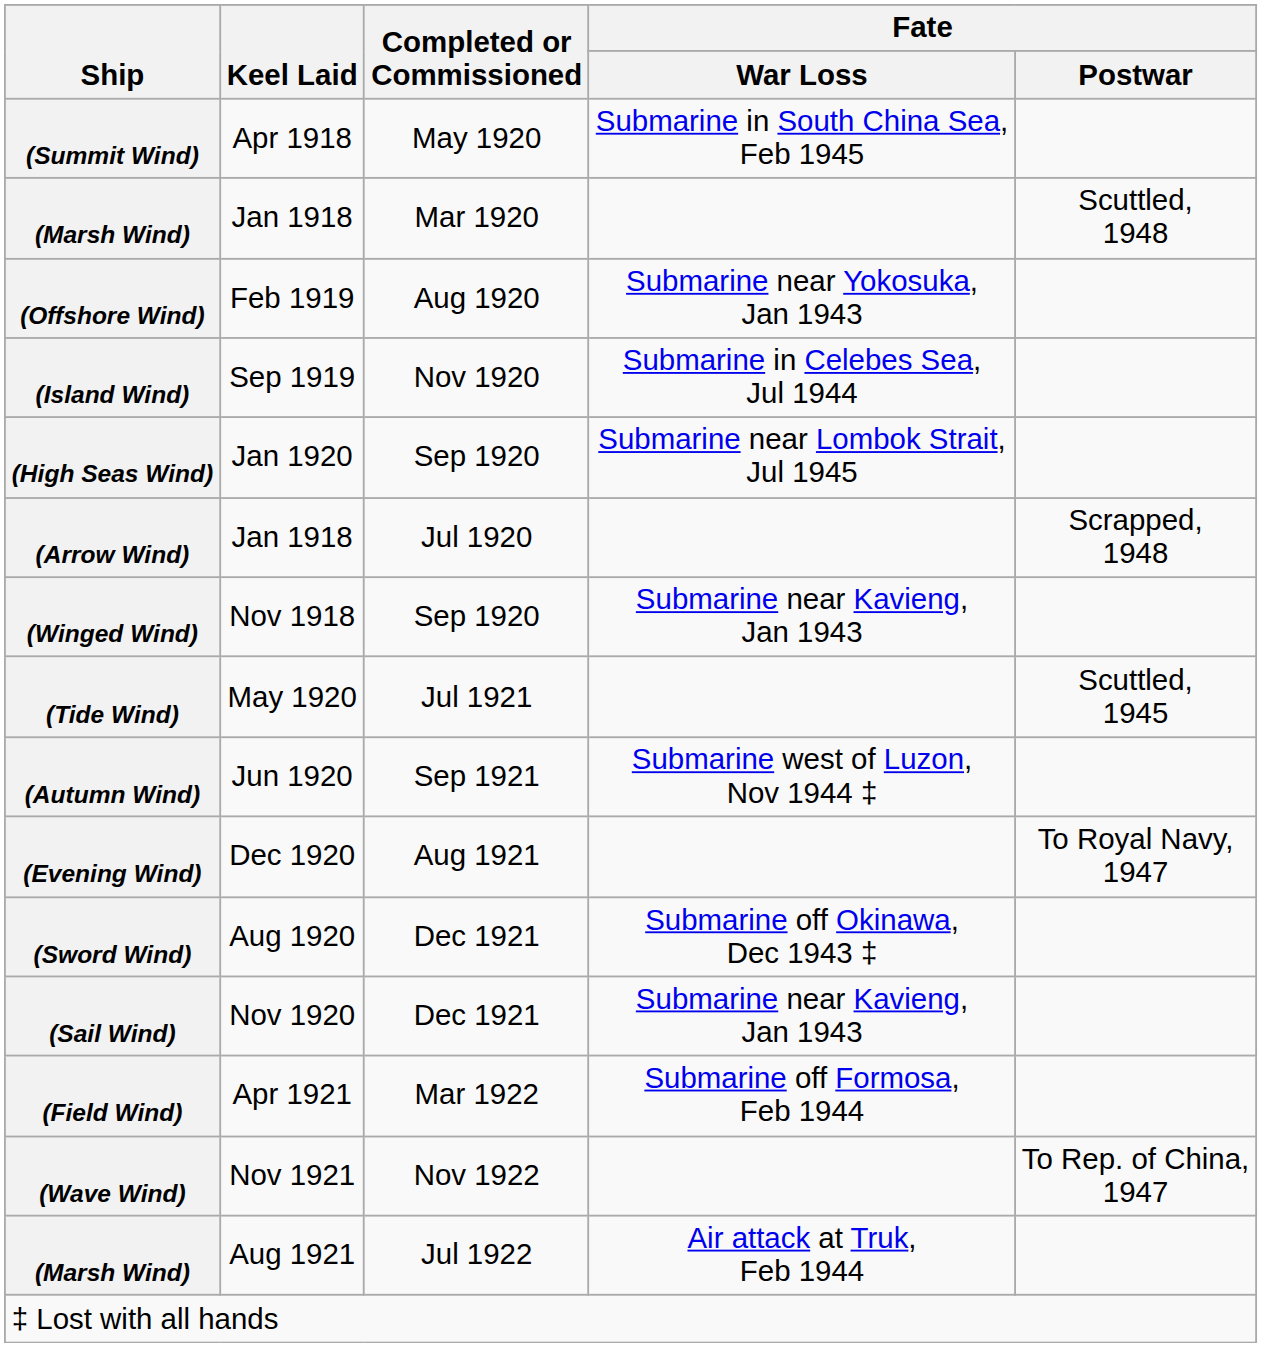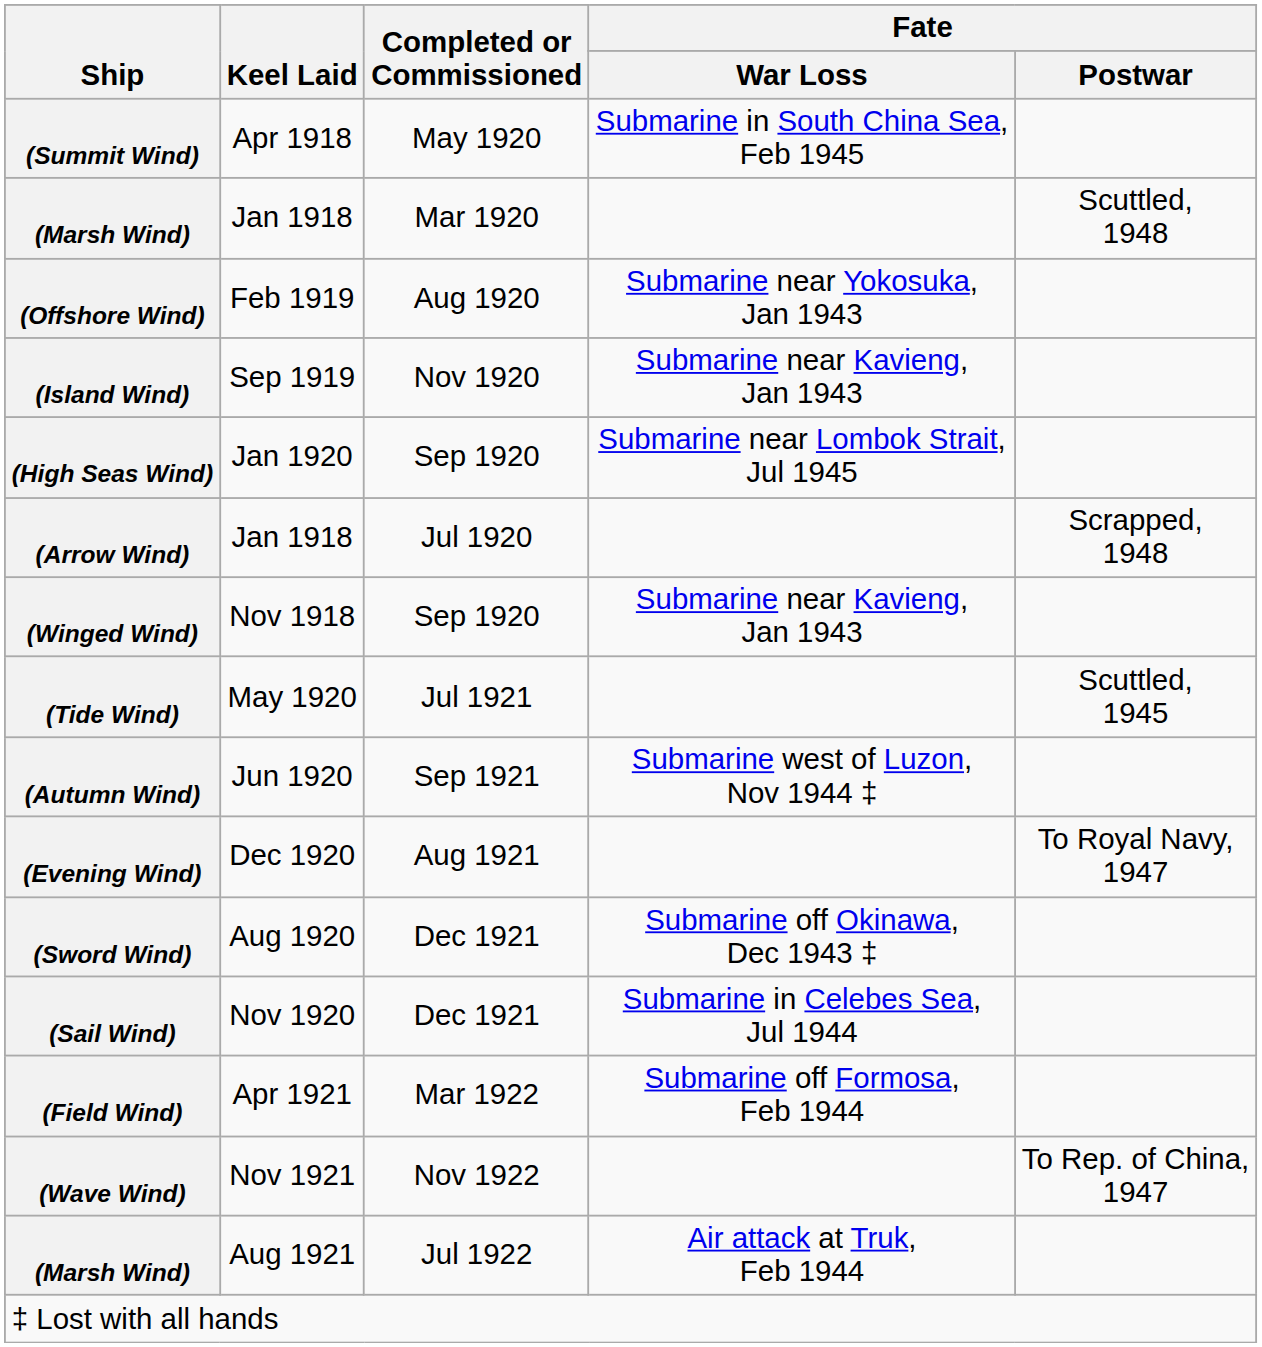(802, 377) Submarine in Celebes Sea, Jul 1944 -> (802, 377) Submarine near Kavieng, Jan 1943
(802, 1015) Submarine near Kavieng, Jan 1943 -> (802, 1015) Submarine in Celebes Sea, Jul 1944
